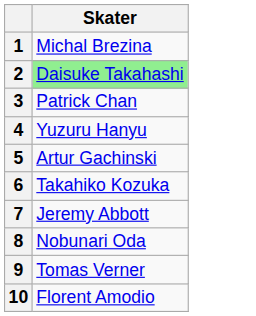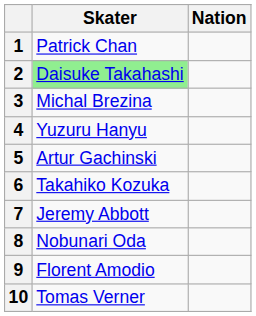+ column: (219, 18)
(94, 46) Michal Brezina -> (87, 46) Patrick Chan
(87, 102) Patrick Chan -> (94, 102) Michal Brezina
(91, 269) Tomas Verner -> (95, 269) Florent Amodio
(95, 297) Florent Amodio -> (91, 297) Tomas Verner
